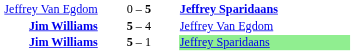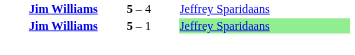- row: (139, 9)
(227, 25) Jeffrey Van Egdom -> (225, 9) Jeffrey Sparidaans
